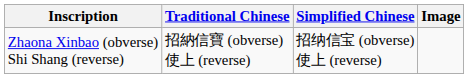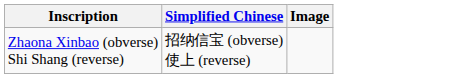- column: (227, 16)
